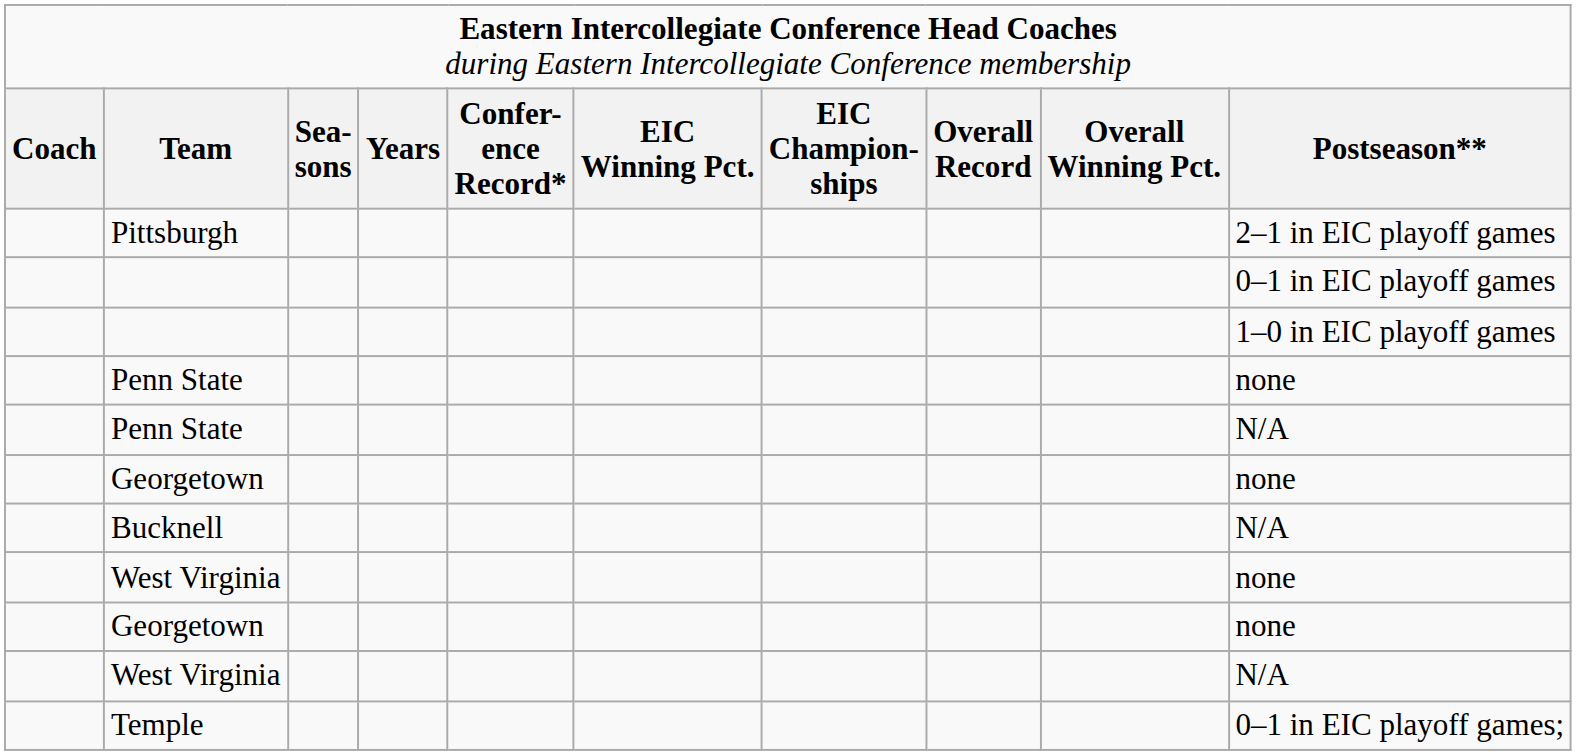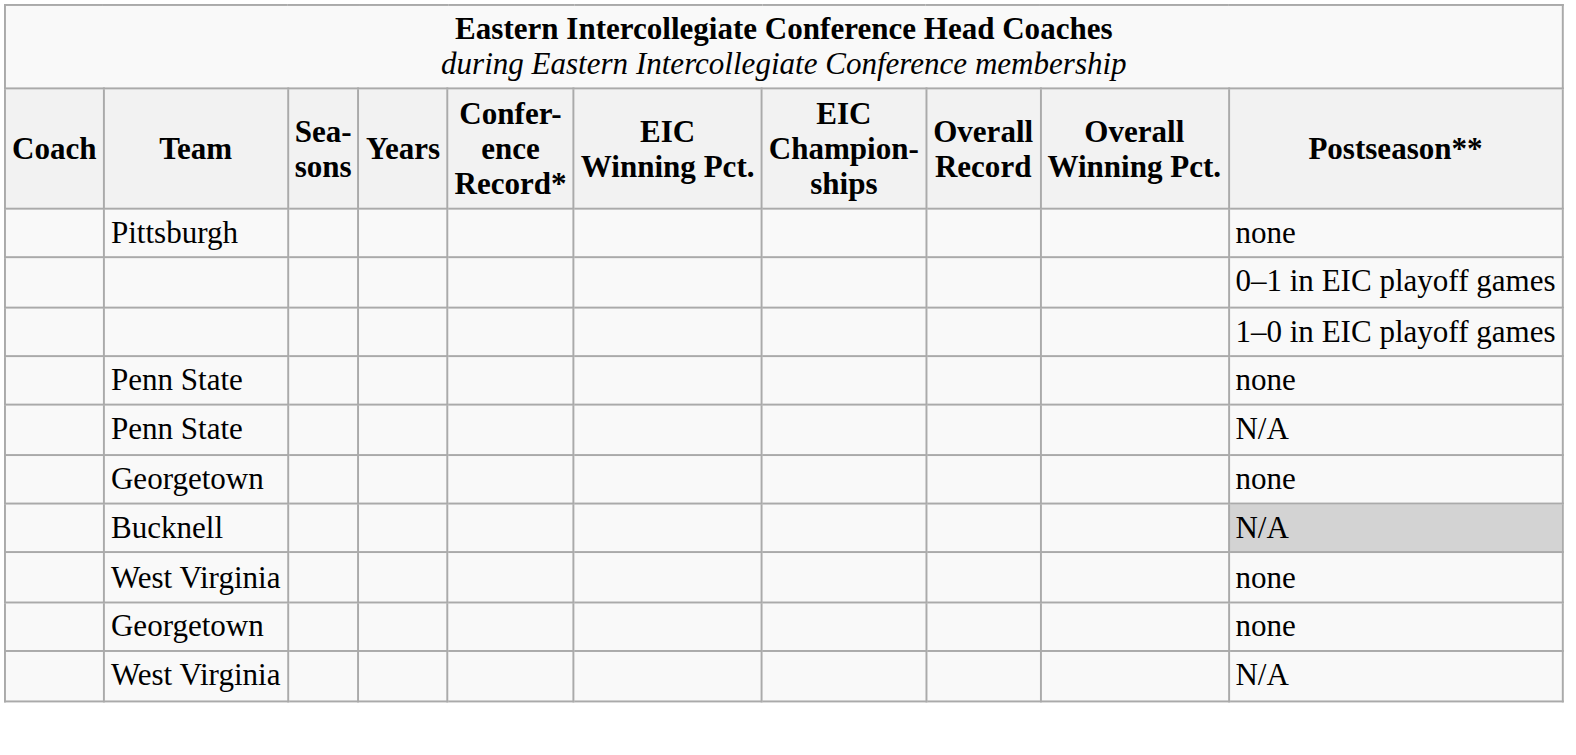(1395, 232) 2–1 in EIC playoff games -> (1266, 232) none
(1262, 527) no background -> (1262, 527) lightgrey background
- row: (54, 725)
